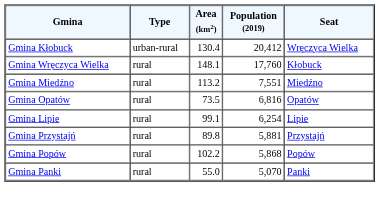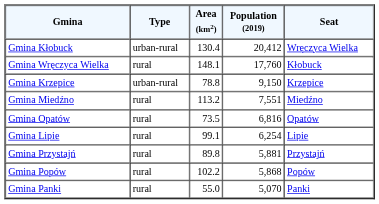+ row: (41, 82)
